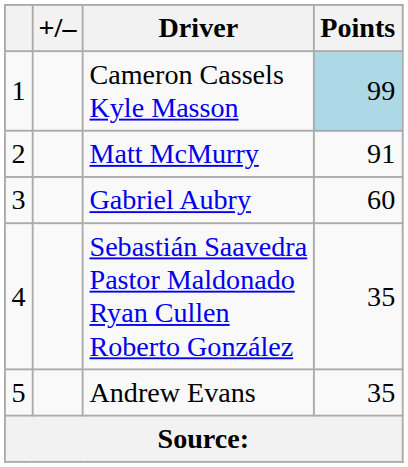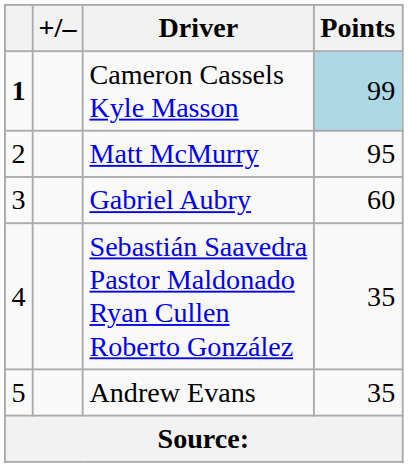(18, 90) normal -> (18, 90) bold
(381, 153) 91 -> (381, 153) 95
